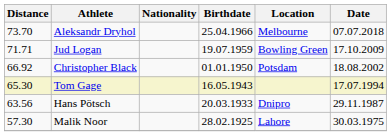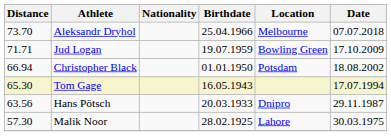(20, 67) 66.92 -> (20, 67) 66.94
